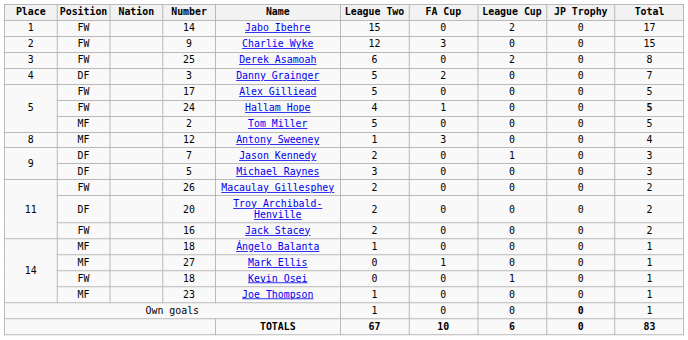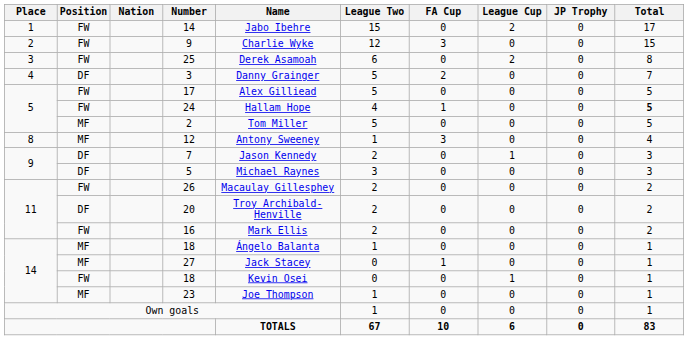(278, 231) Jack Stacey -> (278, 231) Mark Ellis
(278, 263) Mark Ellis -> (278, 263) Jack Stacey
(581, 311) bold -> (581, 311) normal
